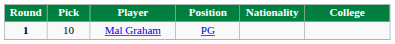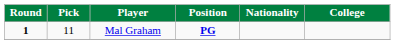(69, 30) 10 -> (69, 30) 11
(208, 30) normal -> (208, 30) bold
